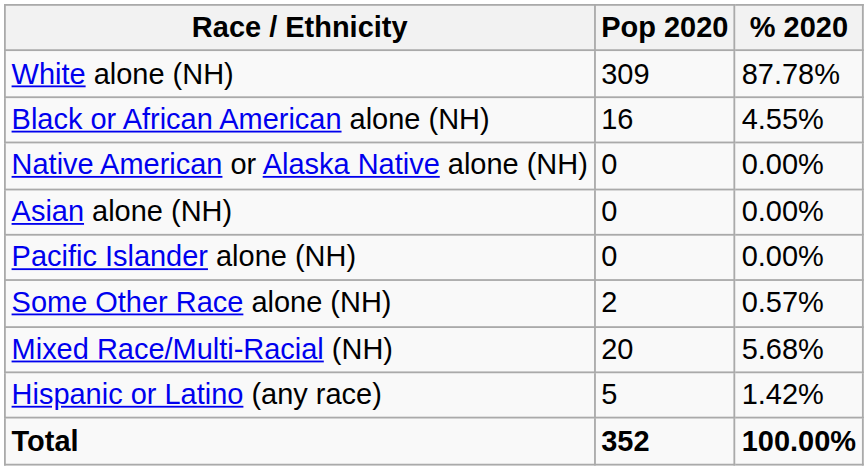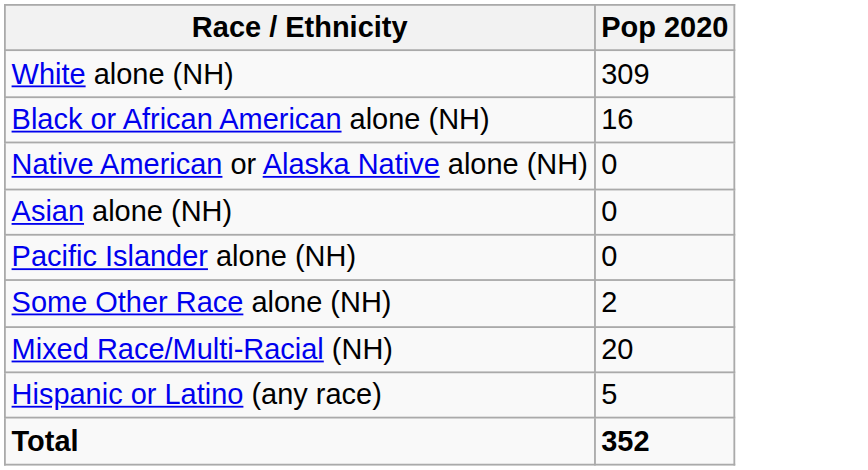- column: (799, 27)
